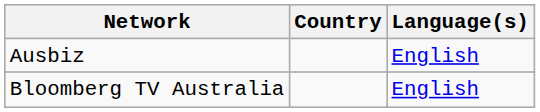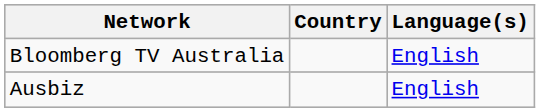rows swapped: (47, 56) <-> (147, 90)
